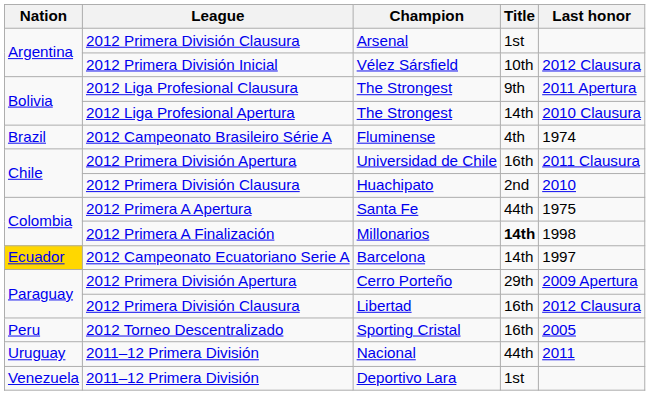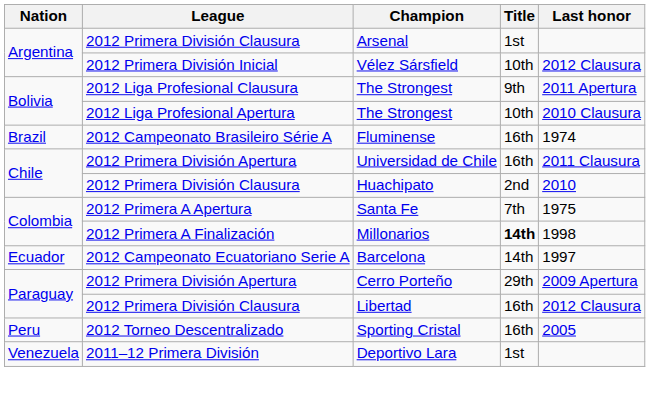(519, 112) 14th -> (519, 112) 10th
(514, 137) 4th -> (519, 137) 16th
(519, 209) 44th -> (514, 209) 7th
(36, 257) gold background -> (36, 257) no background
- row: (172, 354)
